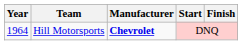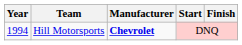(18, 31) 1964 -> (18, 31) 1994
